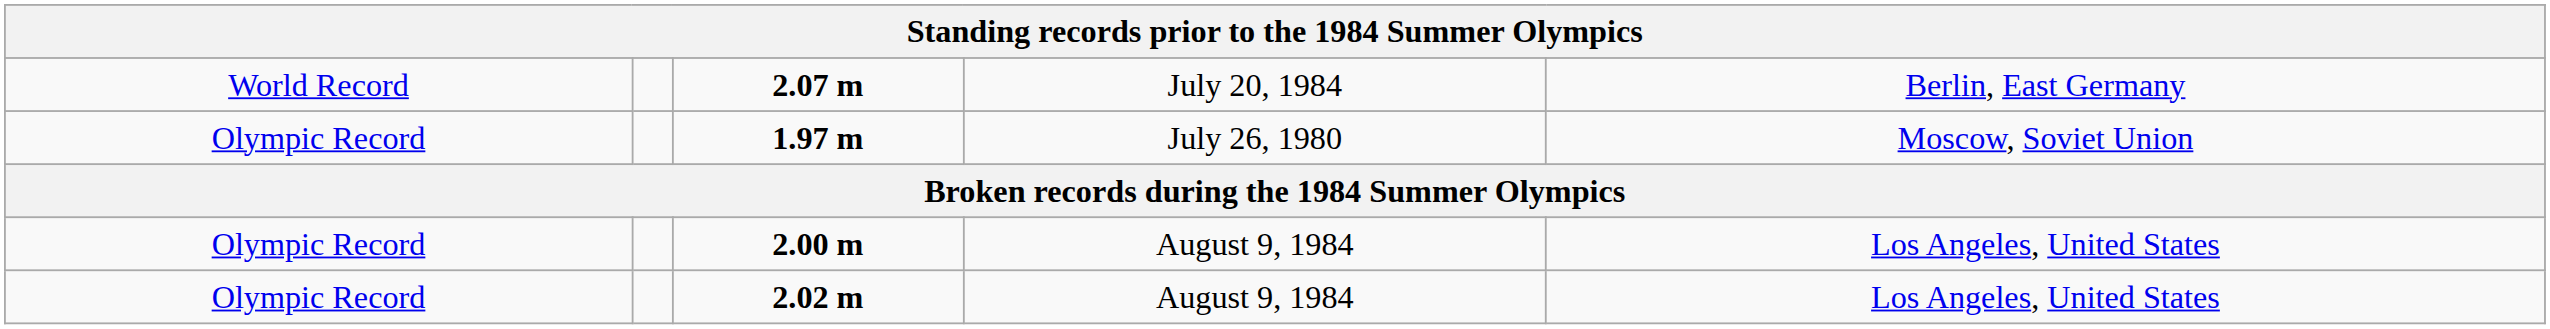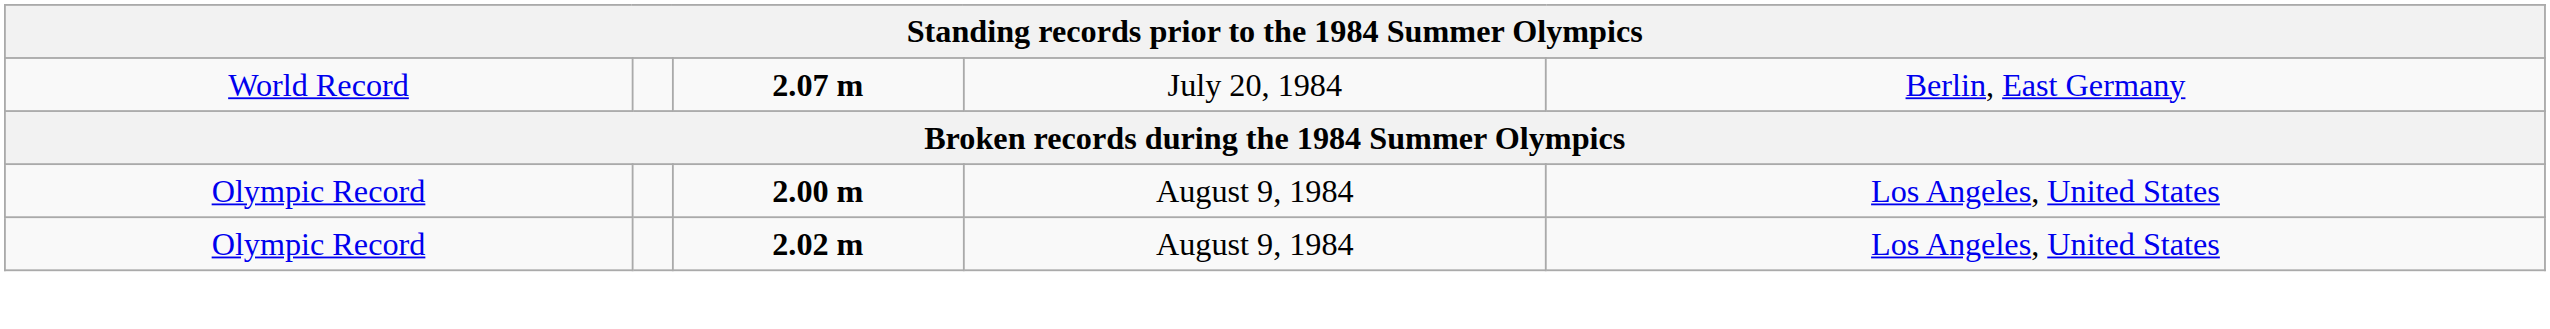- row: (818, 136)
